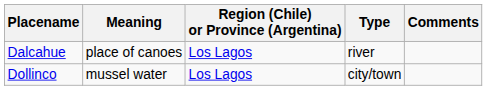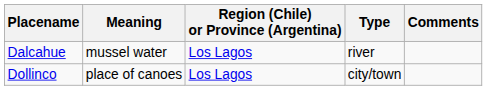(134, 52) place of canoes -> (126, 52) mussel water
(126, 74) mussel water -> (134, 74) place of canoes
